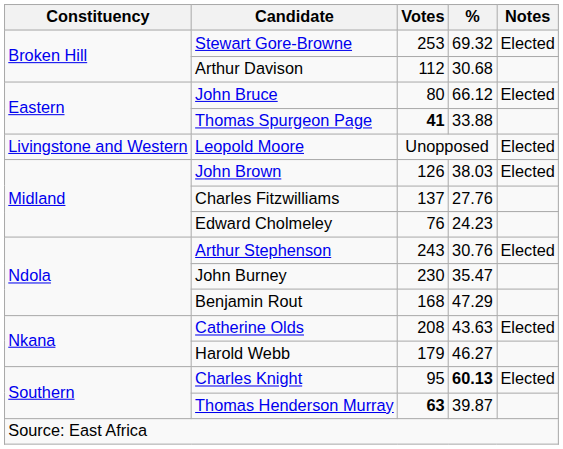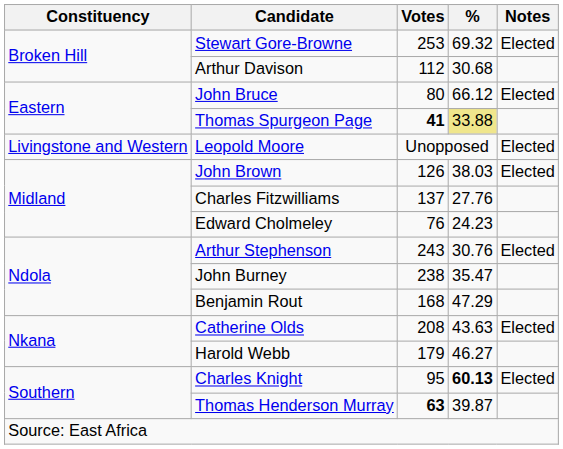(472, 120) no background -> (472, 120) khaki background
(431, 276) 230 -> (431, 276) 238
